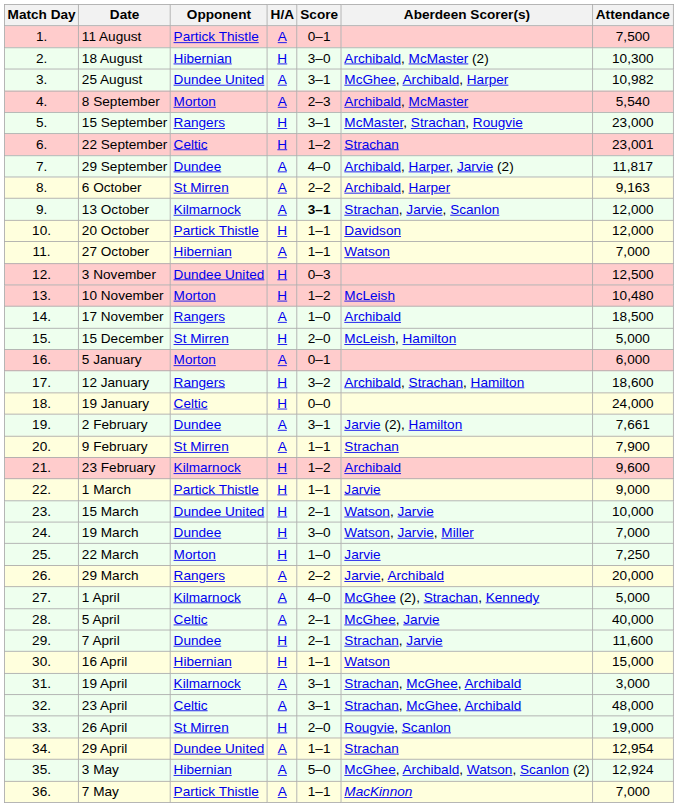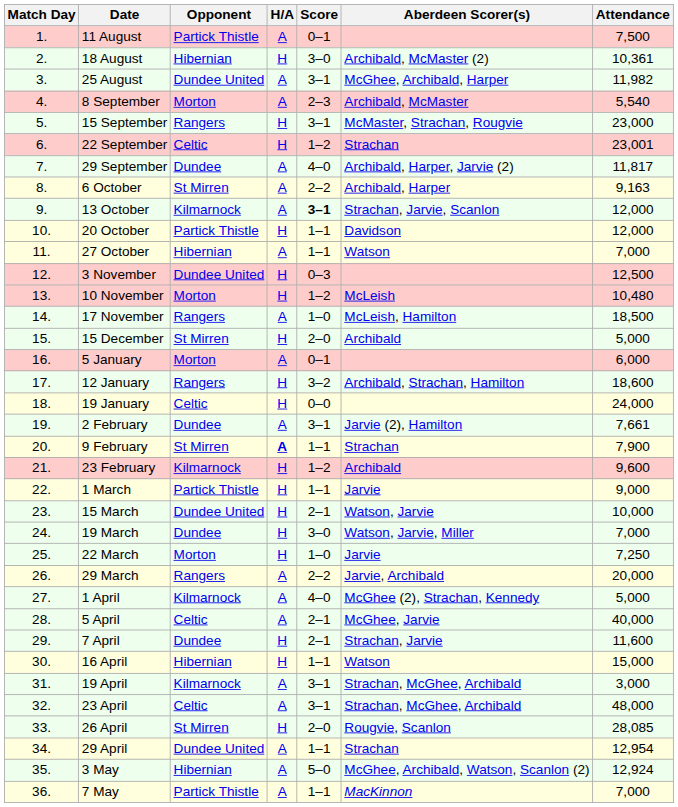(633, 58) 10,300 -> (633, 58) 10,361
(633, 79) 10,982 -> (633, 79) 11,982
(373, 317) Archibald -> (400, 317) McLeish, Hamilton
(400, 338) McLeish, Hamilton -> (373, 338) Archibald
(282, 446) normal -> (282, 446) bold
(633, 727) 19,000 -> (633, 727) 28,085
